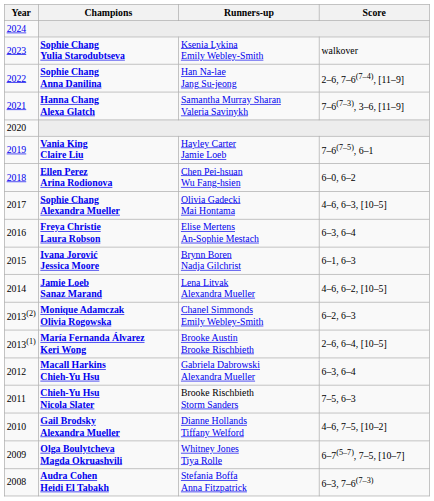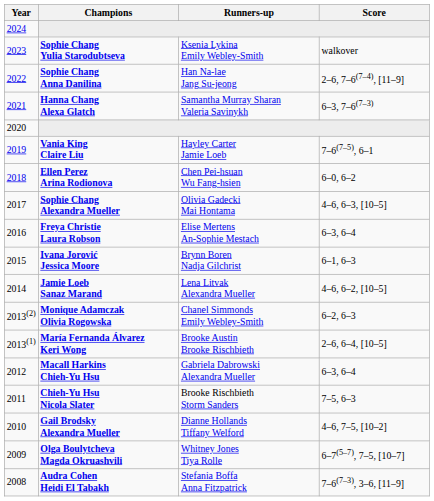(363, 106) 7–6(7–3), 3–6, [11–9] -> (347, 106) 6–3, 7–6(7–3)
(347, 482) 6–3, 7–6(7–3) -> (363, 482) 7–6(7–3), 3–6, [11–9]
